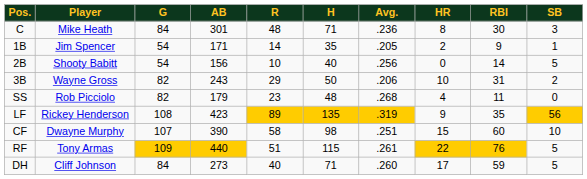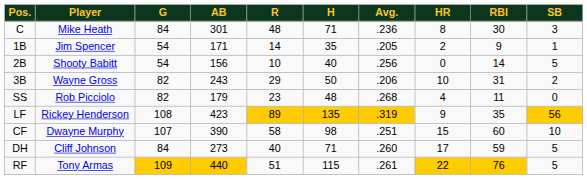rows swapped: (20, 149) <-> (20, 166)
